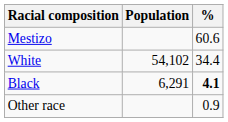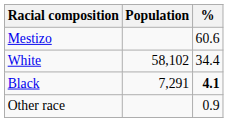(170, 61) 54,102 -> (170, 61) 58,102
(174, 83) 6,291 -> (174, 83) 7,291
